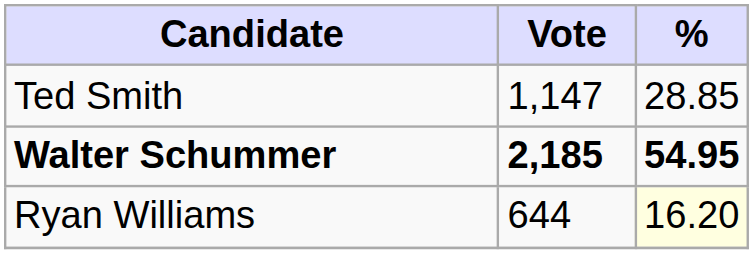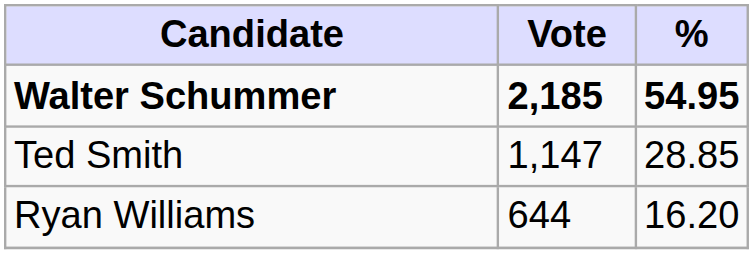rows swapped: (175, 155) <-> (99, 95)
(692, 215) lightyellow background -> (692, 215) no background
